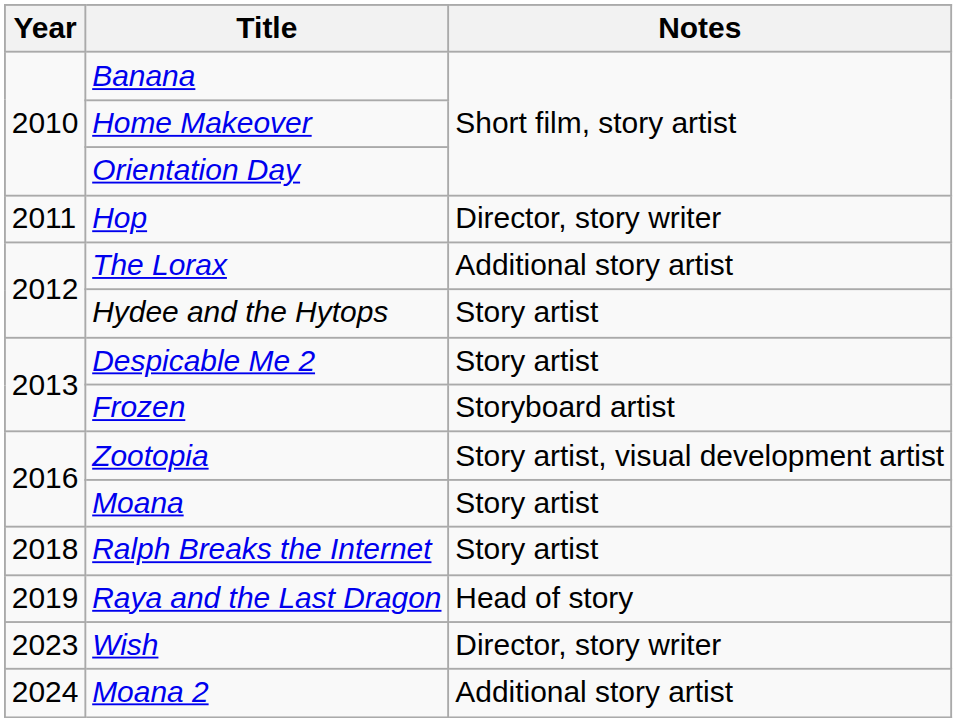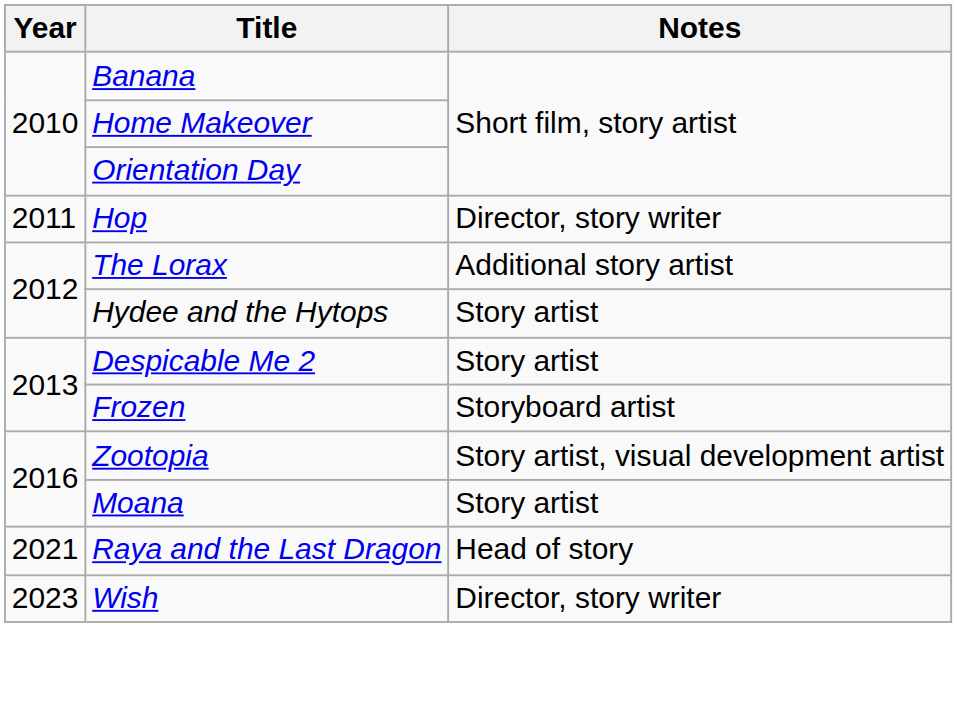- row: (262, 550)
(45, 597) 2019 -> (45, 550) 2021
- row: (150, 692)
